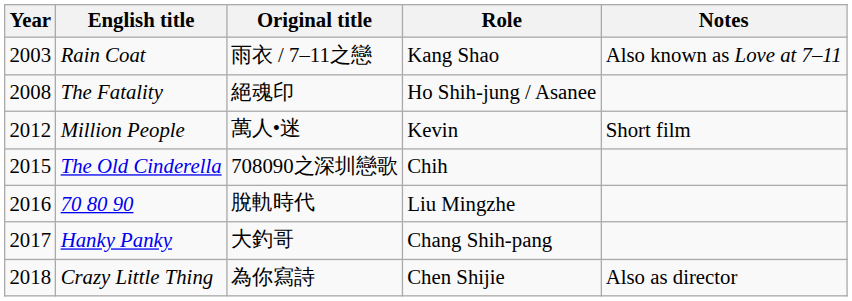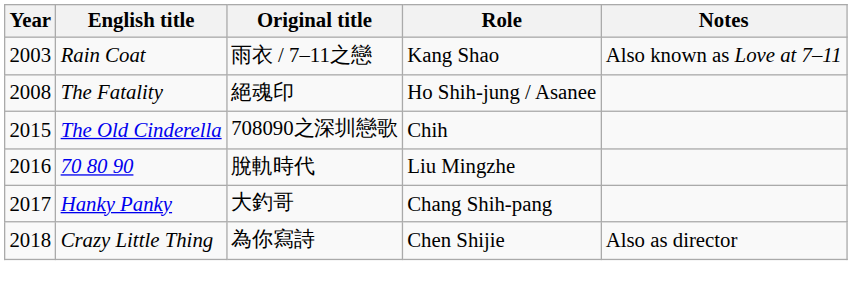- row: (123, 129)
